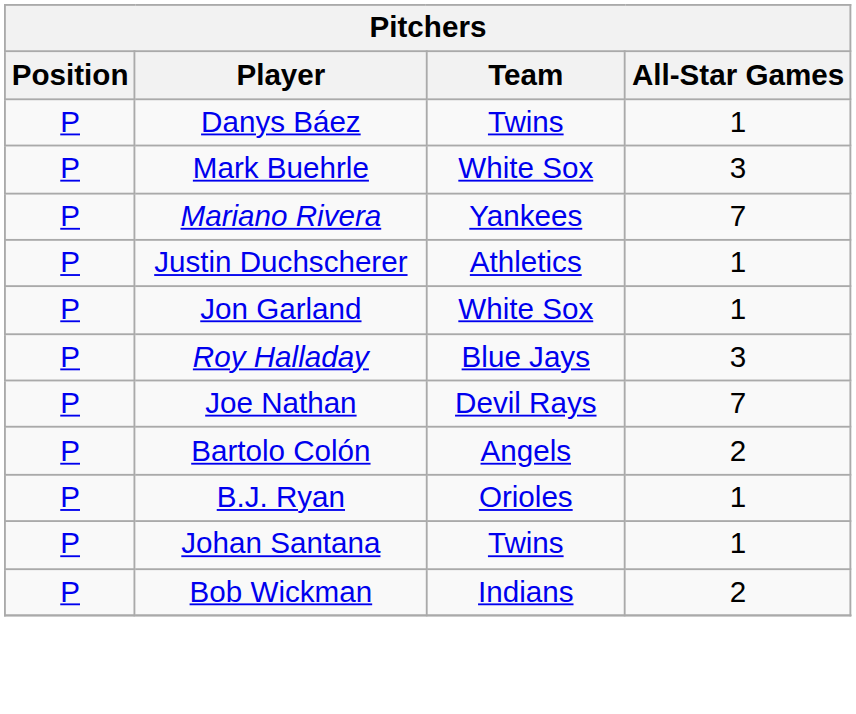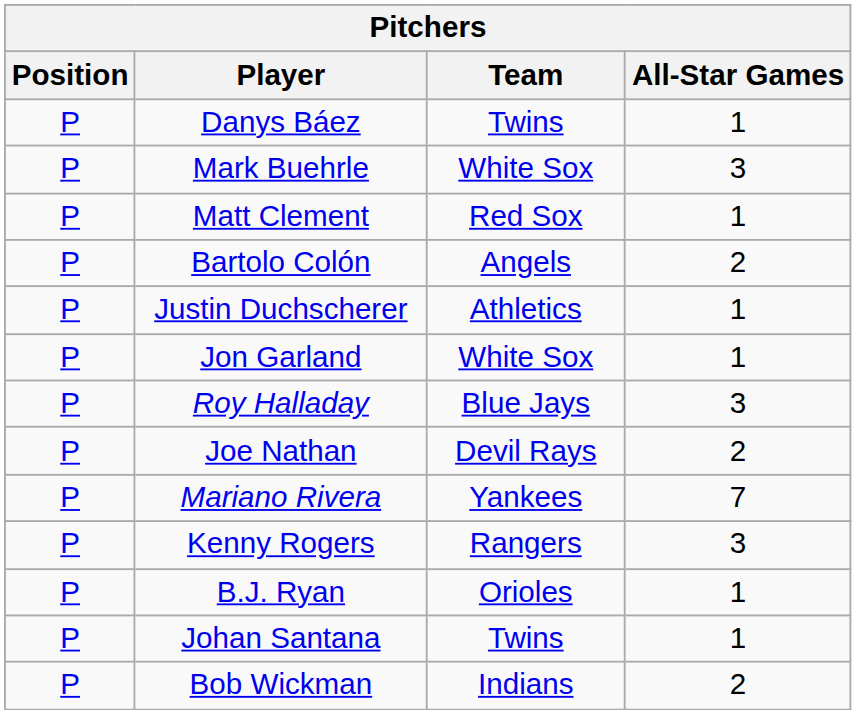+ row: (281, 215)
rows swapped: (281, 450) <-> (281, 215)
(738, 403) 7 -> (738, 450) 2
+ row: (281, 544)
